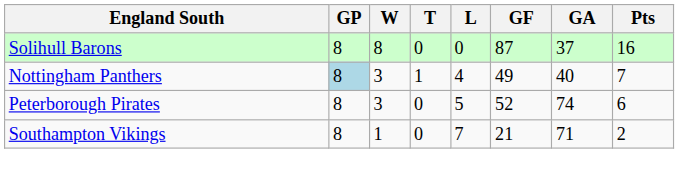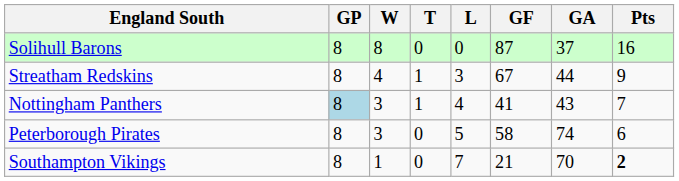+ row: (81, 76)
(504, 76) 49 -> (504, 104) 41
(565, 76) 40 -> (565, 104) 43
(504, 104) 52 -> (504, 133) 58
(565, 133) 71 -> (565, 162) 70
(621, 133) normal -> (621, 162) bold
